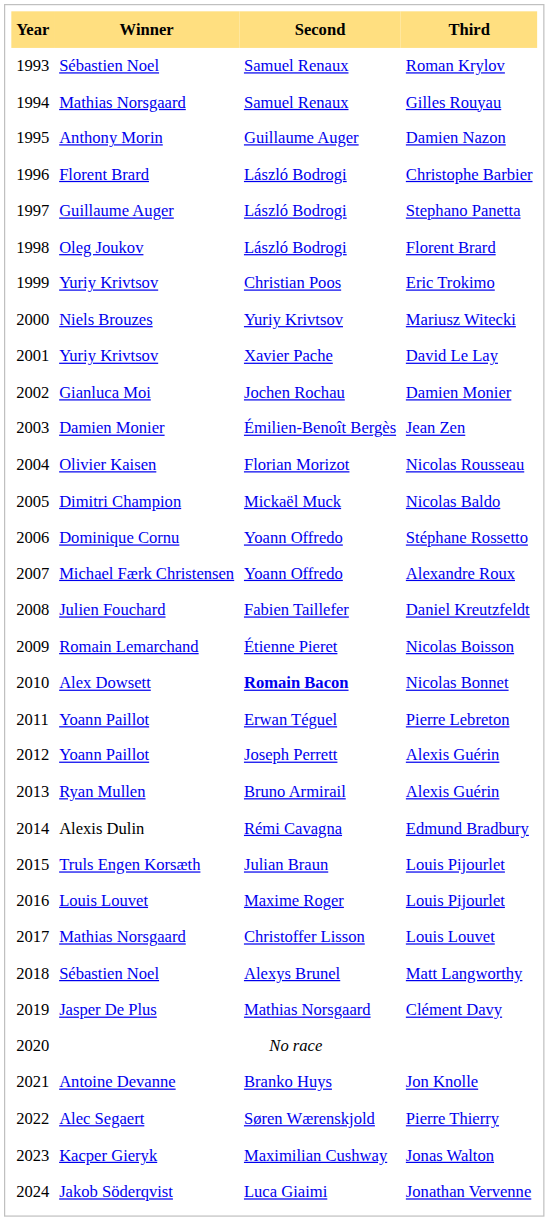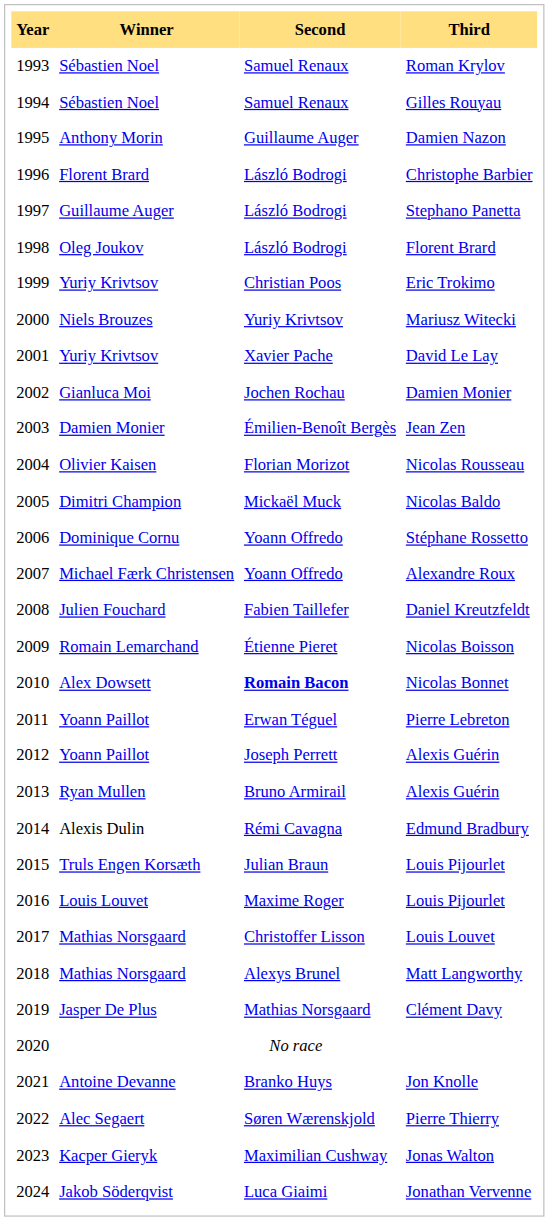(122, 102) Mathias Norsgaard -> (109, 102) Sébastien Noel
(109, 973) Sébastien Noel -> (122, 973) Mathias Norsgaard
